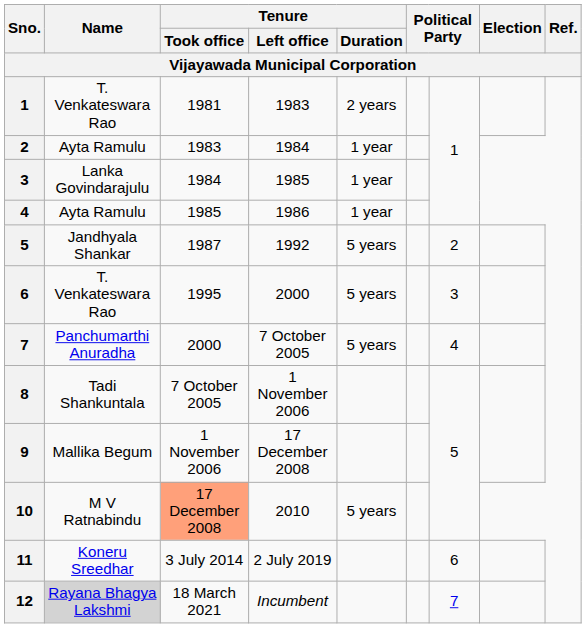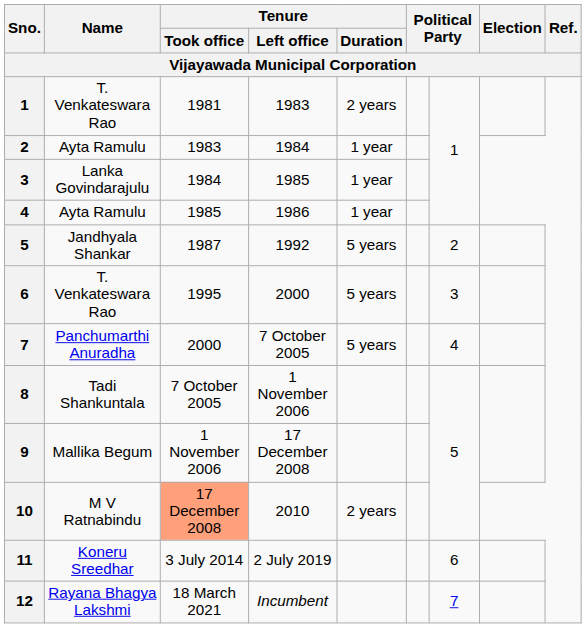(372, 511) 5 years -> (372, 511) 2 years
(102, 601) lightgrey background -> (102, 601) no background
